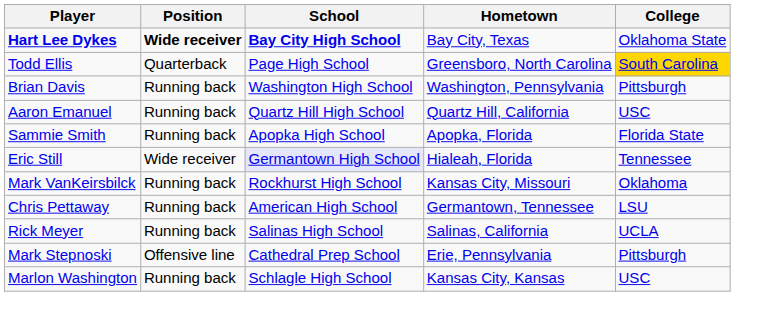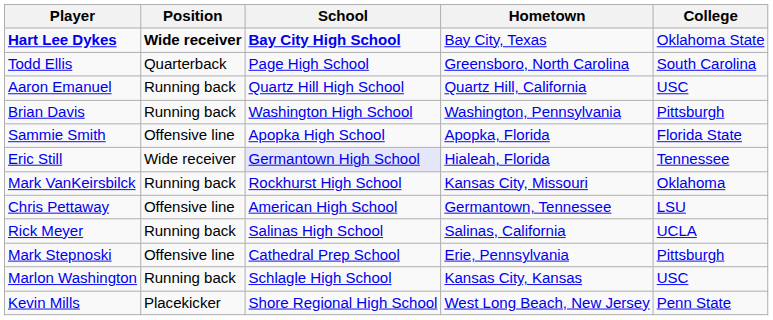(668, 64) gold background -> (706, 64) no background
rows swapped: (46, 87) <-> (60, 111)
(190, 135) Running back -> (189, 135) Offensive line
(190, 207) Running back -> (189, 207) Offensive line
+ row: (44, 302)
